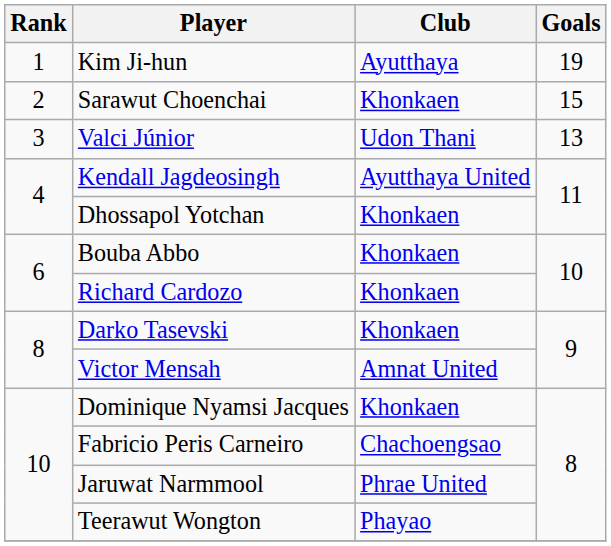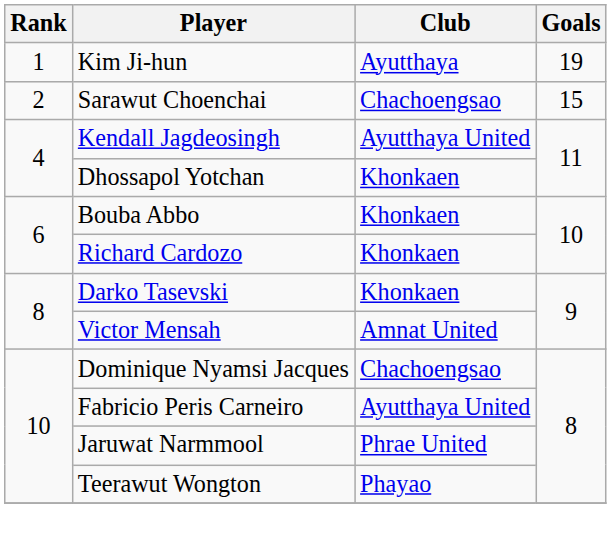(410, 100) Khonkaen -> (431, 100) Chachoengsao
- row: (136, 138)
(410, 406) Khonkaen -> (431, 368) Chachoengsao
(431, 445) Chachoengsao -> (445, 406) Ayutthaya United
